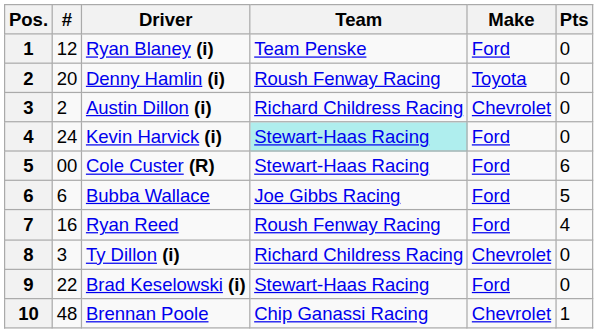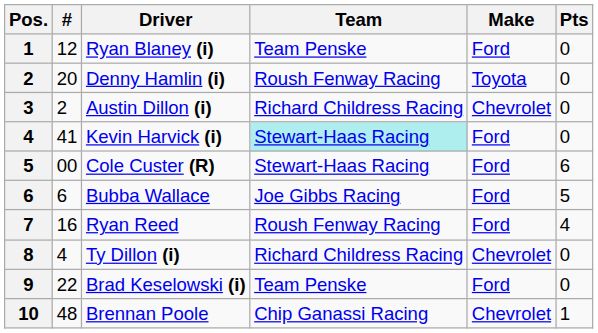(67, 137) 24 -> (67, 137) 41
(62, 254) 3 -> (62, 254) 4
(342, 284) Stewart-Haas Racing -> (310, 284) Team Penske
